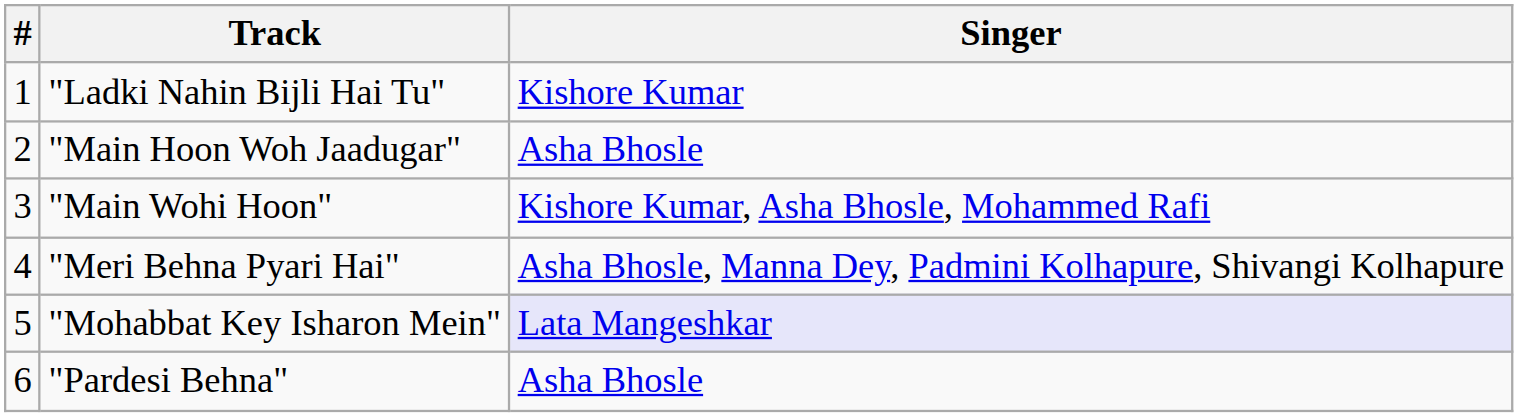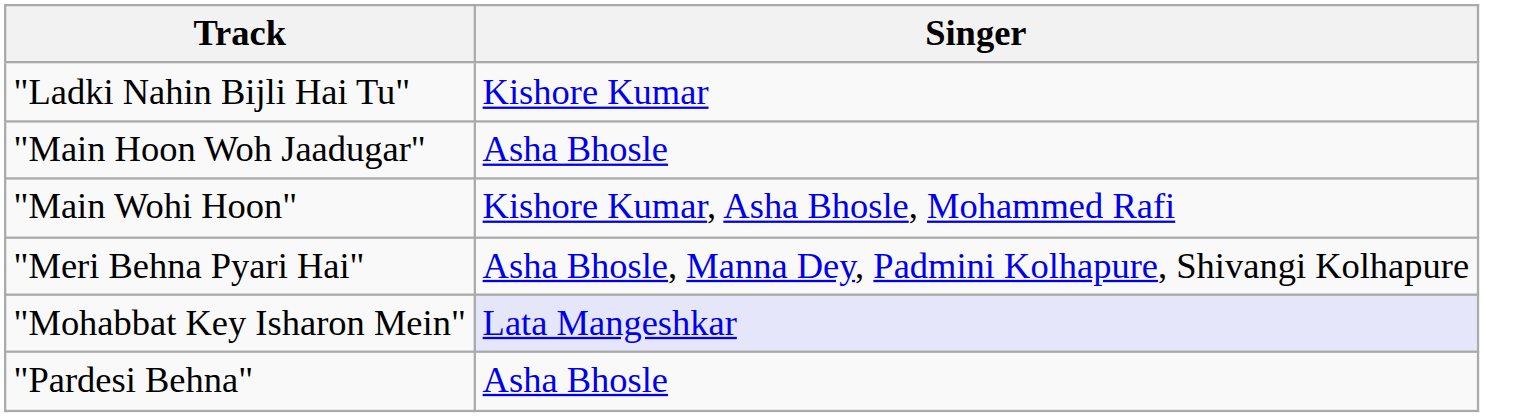- column: (23, 33)
